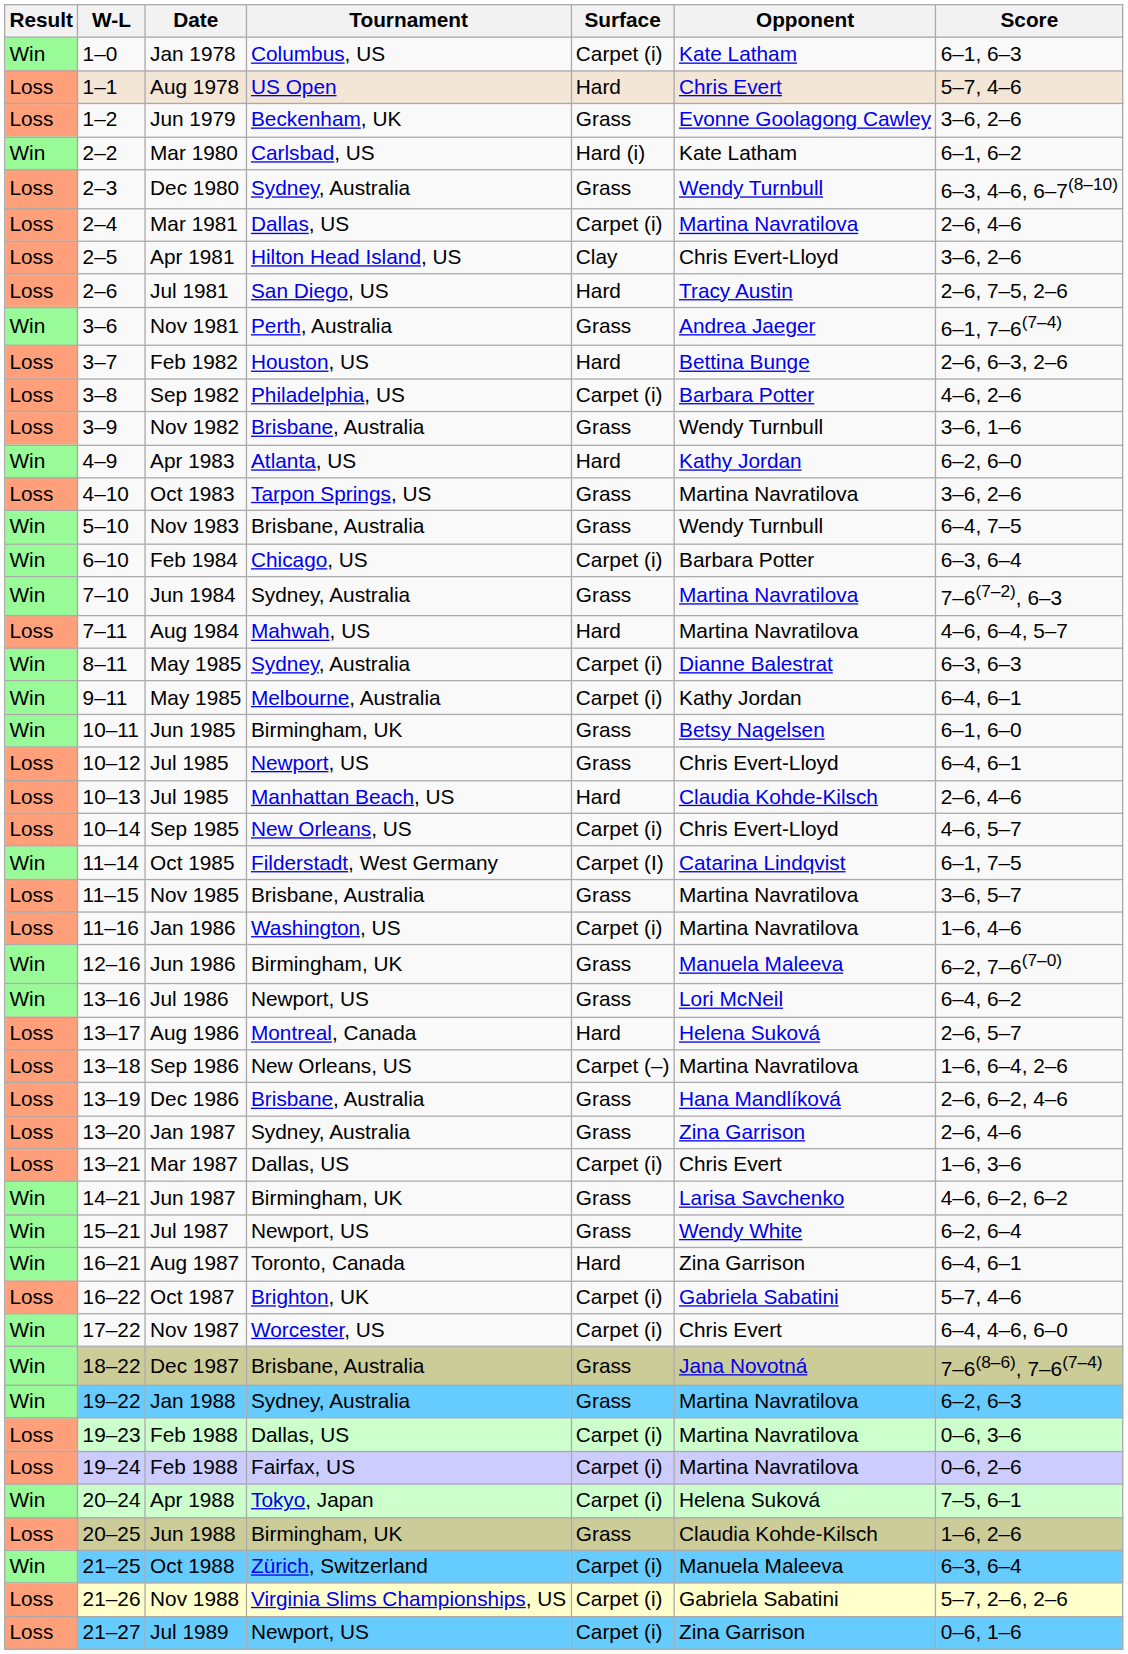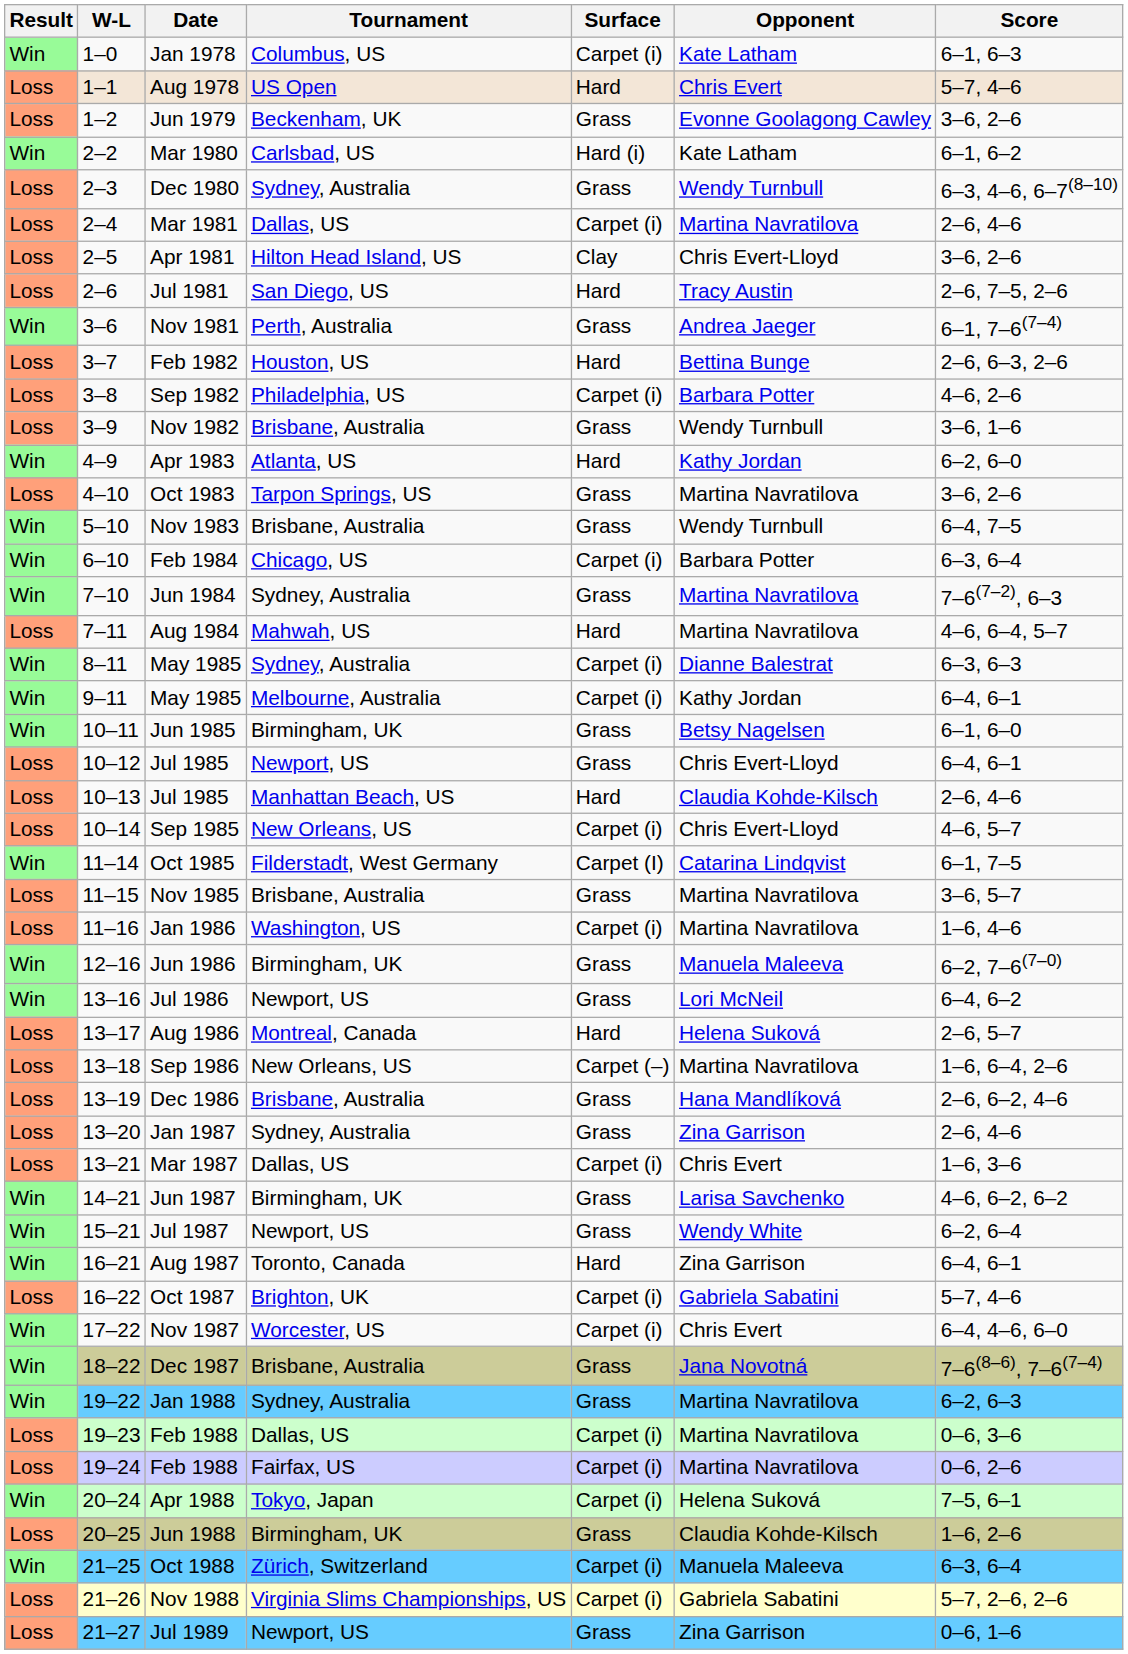(619, 1632) Carpet (i) -> (604, 1632) Grass
